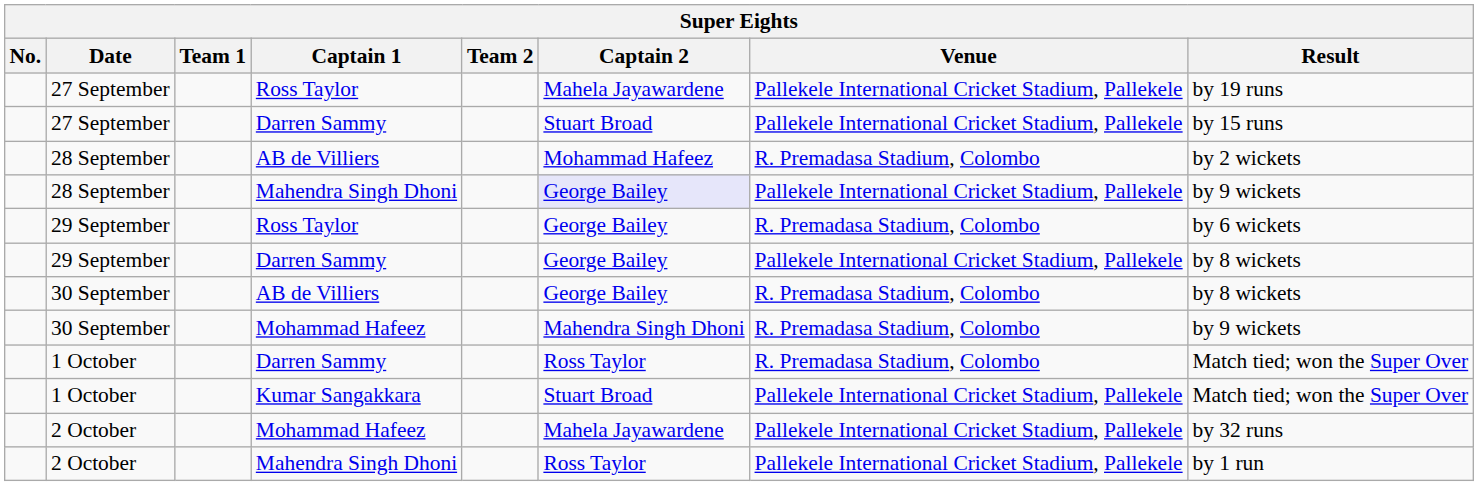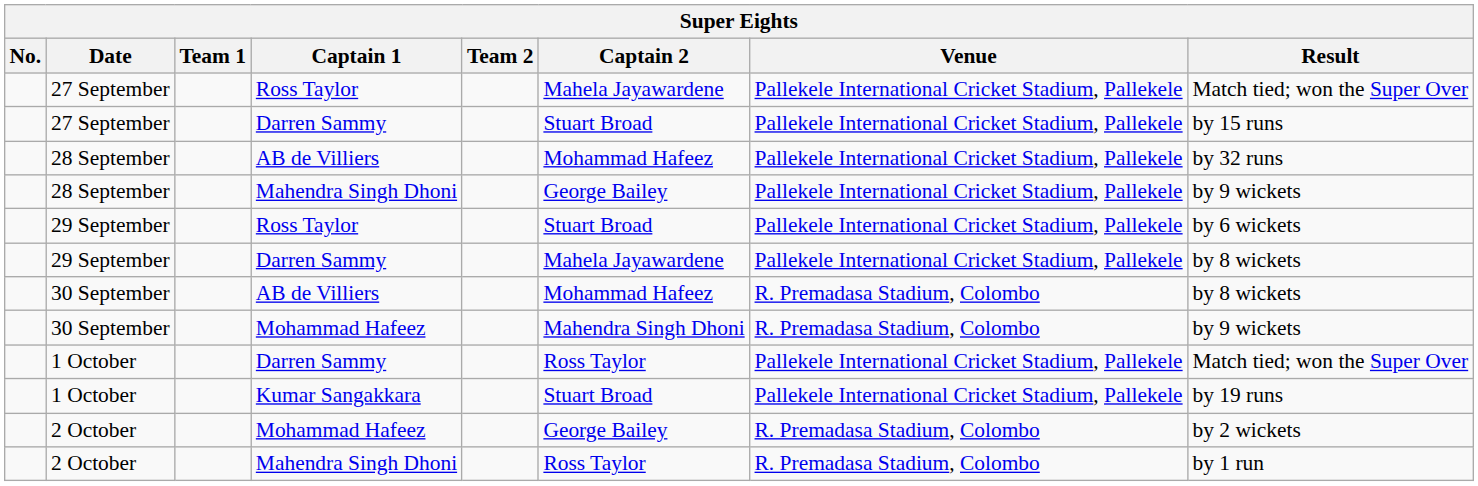(1238, 89) by 19 runs -> (1330, 89) Match tied; won the Super Over
(897, 157) R. Premadasa Stadium, Colombo -> (969, 157) Pallekele International Cricket Stadium, Pallekele
(1247, 157) by 2 wickets -> (1238, 157) by 32 runs
(605, 191) lavender background -> (605, 191) no background
(605, 225) George Bailey -> (598, 225) Stuart Broad
(897, 225) R. Premadasa Stadium, Colombo -> (969, 225) Pallekele International Cricket Stadium, Pallekele
(605, 259) George Bailey -> (634, 259) Mahela Jayawardene
(605, 293) George Bailey -> (628, 293) Mohammad Hafeez
(897, 361) R. Premadasa Stadium, Colombo -> (969, 361) Pallekele International Cricket Stadium, Pallekele
(1330, 395) Match tied; won the Super Over -> (1238, 395) by 19 runs
(634, 429) Mahela Jayawardene -> (605, 429) George Bailey
(969, 429) Pallekele International Cricket Stadium, Pallekele -> (897, 429) R. Premadasa Stadium, Colombo
(1238, 429) by 32 runs -> (1247, 429) by 2 wickets
(969, 463) Pallekele International Cricket Stadium, Pallekele -> (897, 463) R. Premadasa Stadium, Colombo
